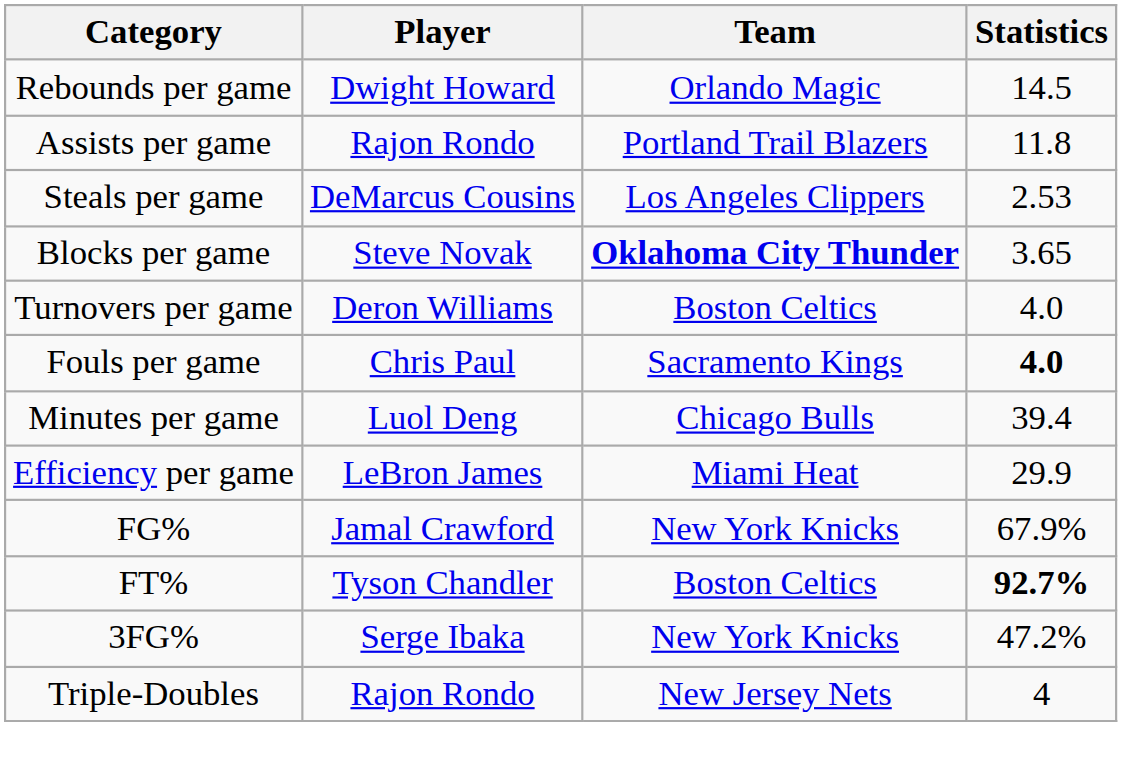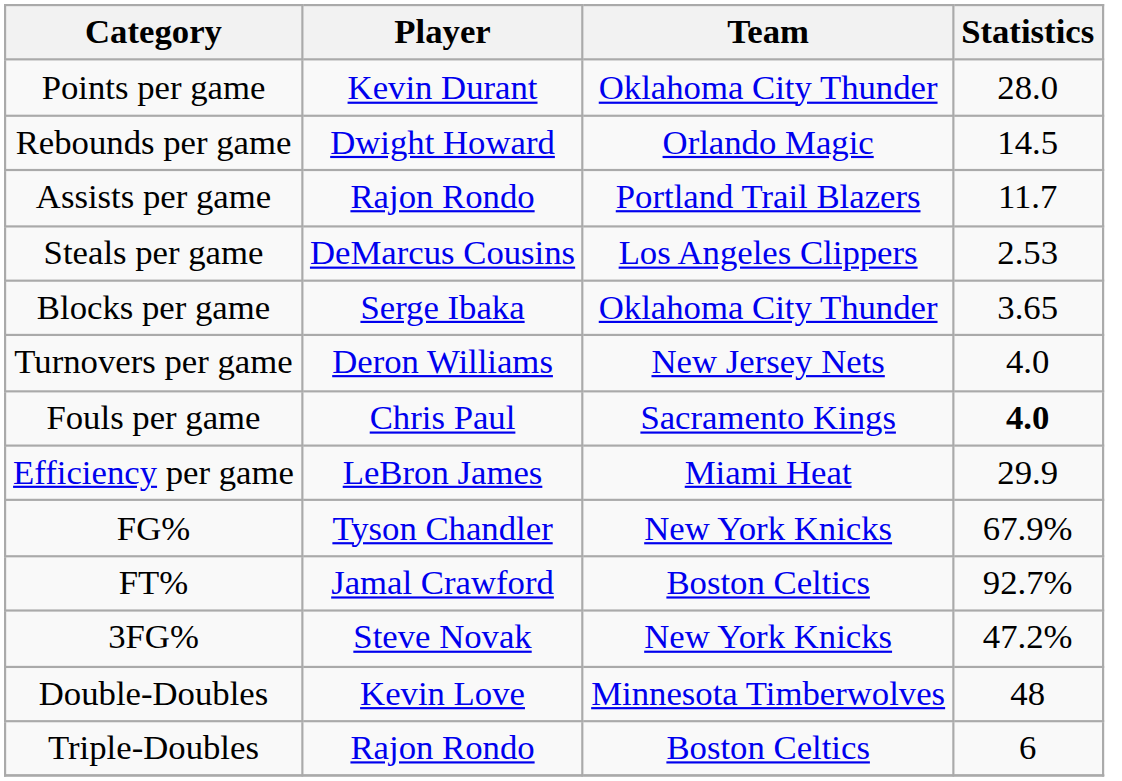+ row: (153, 87)
(1042, 142) 11.8 -> (1028, 197) 11.7
(443, 252) Steve Novak -> (443, 307) Serge Ibaka
(775, 252) bold -> (768, 307) normal
(775, 307) Boston Celtics -> (768, 362) New Jersey Nets
- row: (153, 417)
(443, 527) Jamal Crawford -> (443, 527) Tyson Chandler
(443, 582) Tyson Chandler -> (443, 582) Jamal Crawford
(1042, 582) bold -> (1028, 582) normal
(443, 637) Serge Ibaka -> (443, 637) Steve Novak
+ row: (154, 692)
(775, 692) New Jersey Nets -> (768, 747) Boston Celtics
(1042, 692) 4 -> (1028, 747) 6
